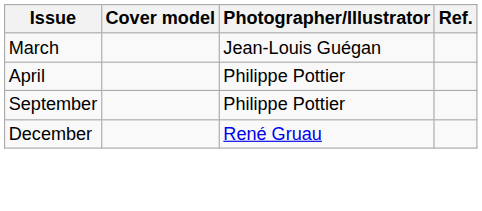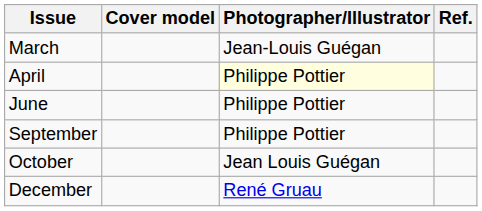(284, 76) no background -> (284, 76) lightyellow background
+ row: (28, 104)
+ row: (41, 162)
